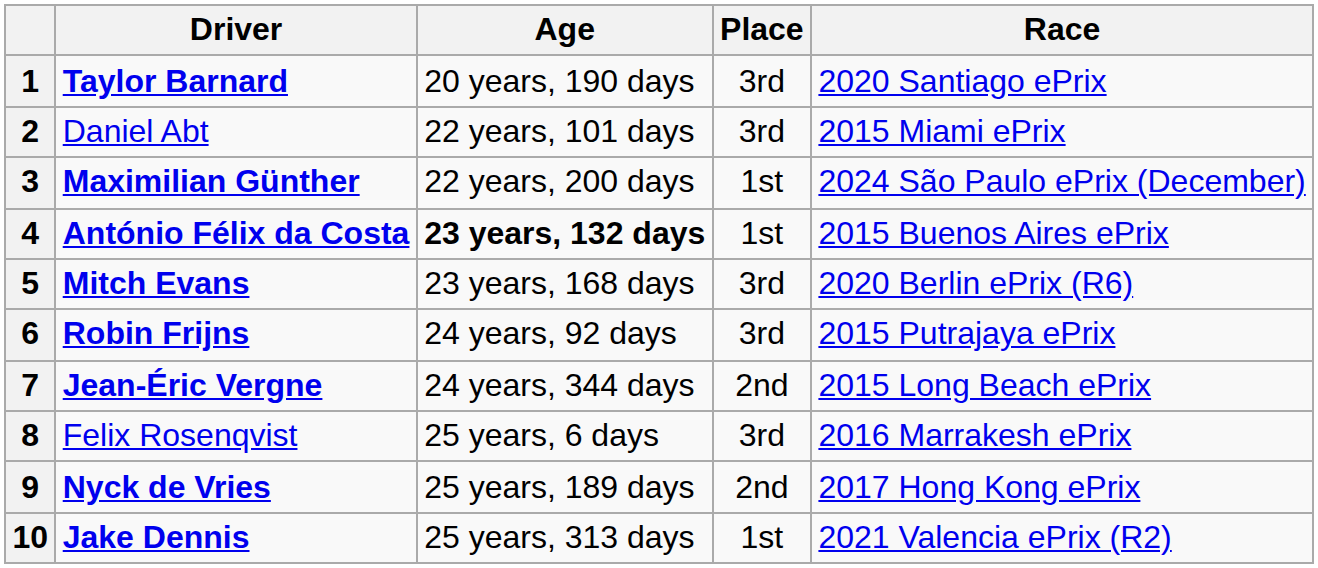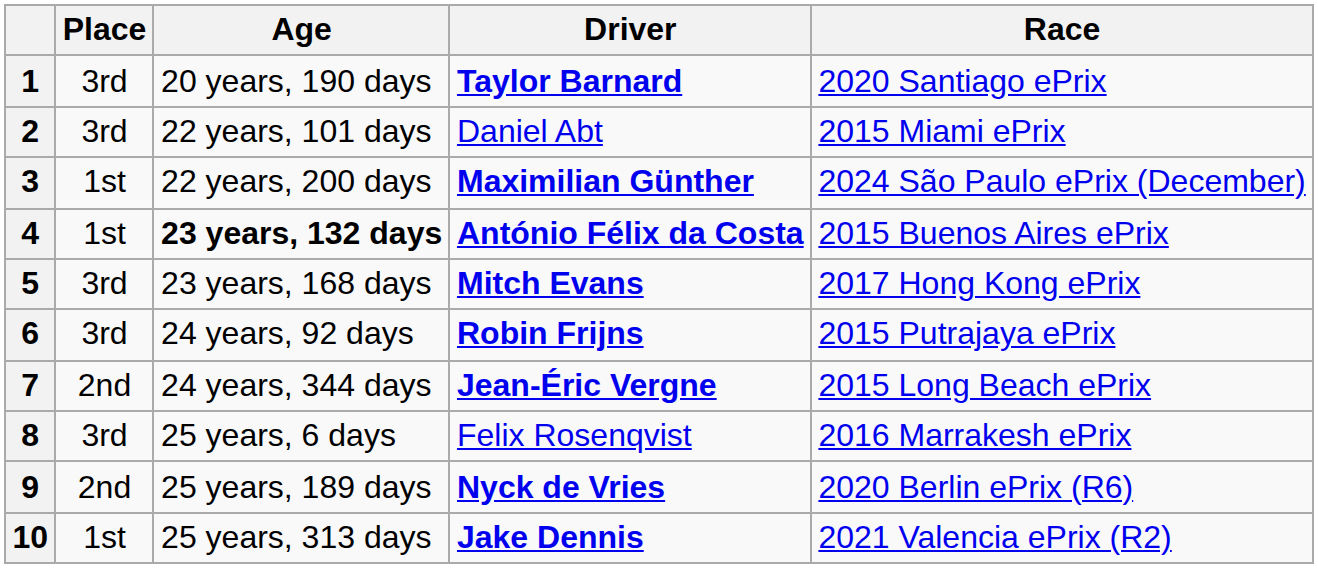columns swapped: (236, 29) <-> (762, 29)
(976, 283) 2020 Berlin ePrix (R6) -> (979, 283) 2017 Hong Kong ePrix
(979, 486) 2017 Hong Kong ePrix -> (976, 486) 2020 Berlin ePrix (R6)
